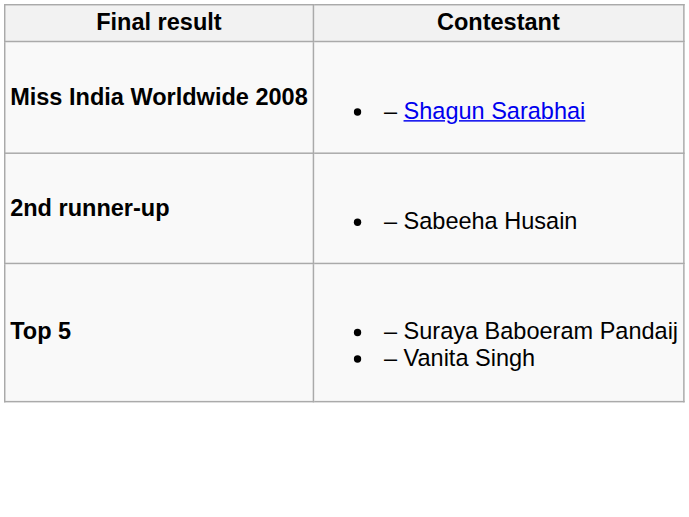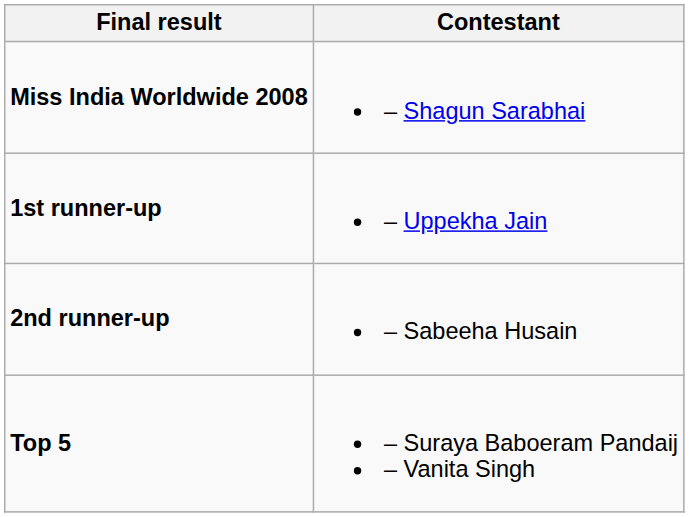+ row: (86, 208)
